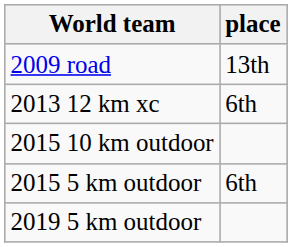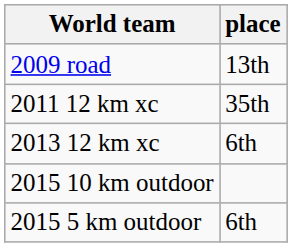+ row: (85, 103)
- row: (106, 222)
